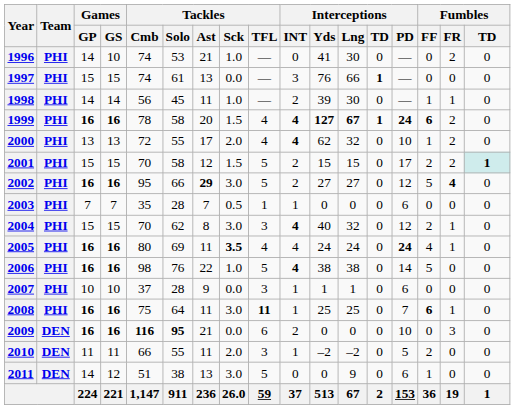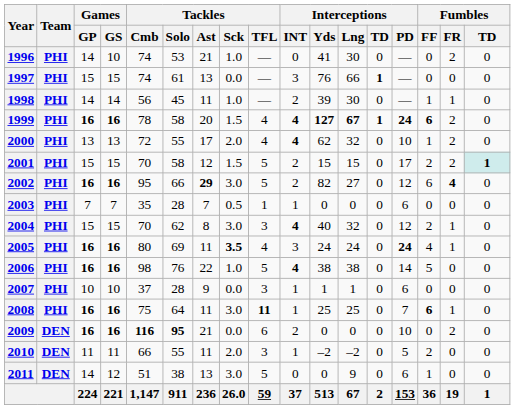(324, 183) 27 -> (324, 183) 82
(429, 183) 5 -> (429, 183) 6
(295, 246) 4 -> (295, 246) 3
(452, 330) 3 -> (452, 330) 2
